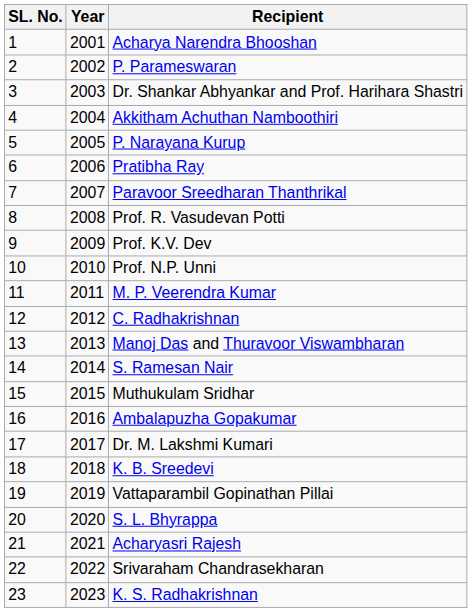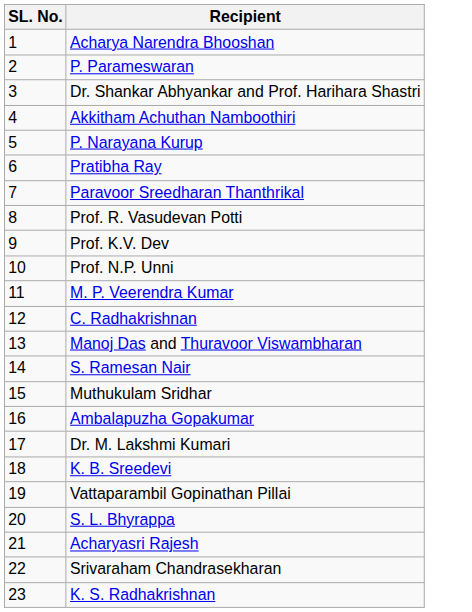- column: (88, 17)
